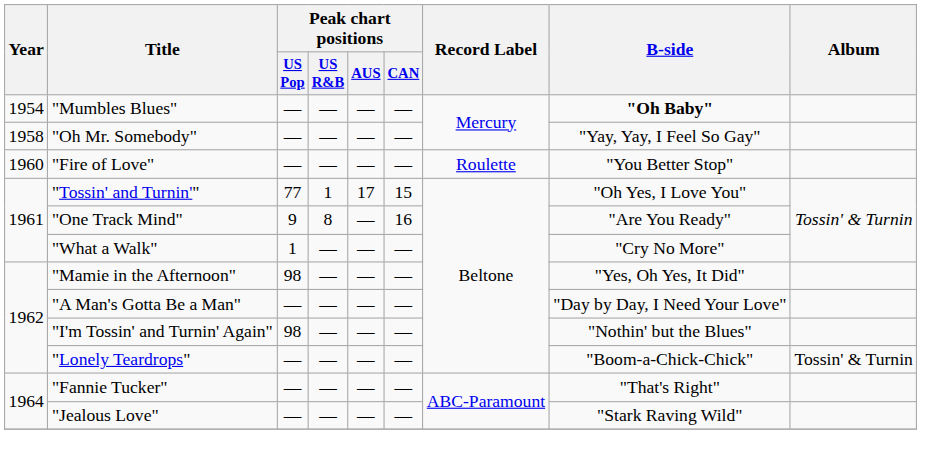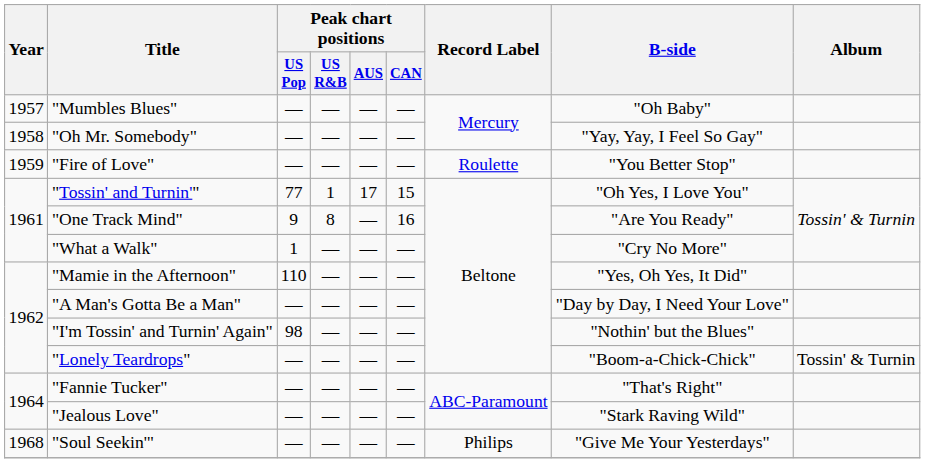(26, 108) 1954 -> (26, 108) 1957
(670, 108) bold -> (672, 108) normal
(26, 164) 1960 -> (26, 164) 1959
(293, 275) 98 -> (294, 275) 110
+ row: (103, 443)
